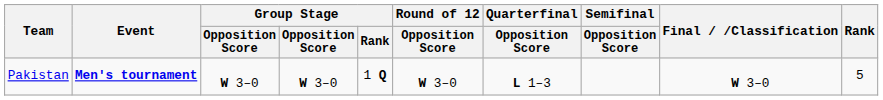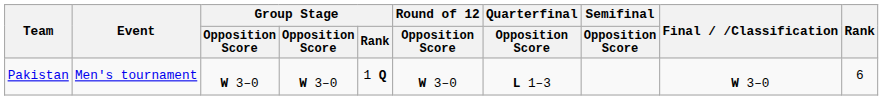(136, 76) bold -> (136, 76) normal
(860, 76) 5 -> (860, 76) 6
